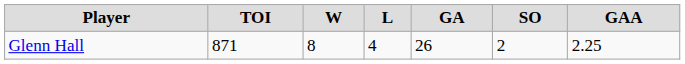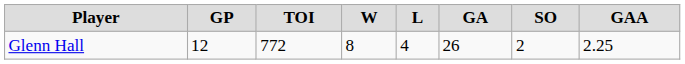+ column: (222, 18)
(225, 45) 871 -> (273, 45) 772
